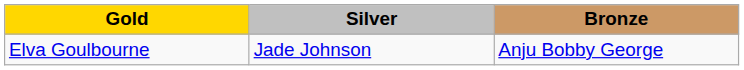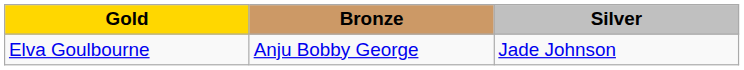columns swapped: (372, 19) <-> (616, 19)
